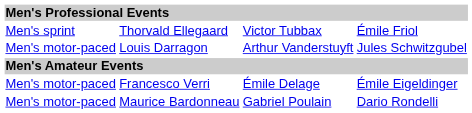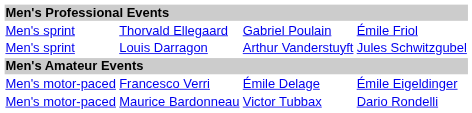(282, 30) Victor Tubbax -> (287, 30) Gabriel Poulain
(61, 48) Men's motor-paced -> (40, 48) Men's sprint
(287, 101) Gabriel Poulain -> (282, 101) Victor Tubbax
